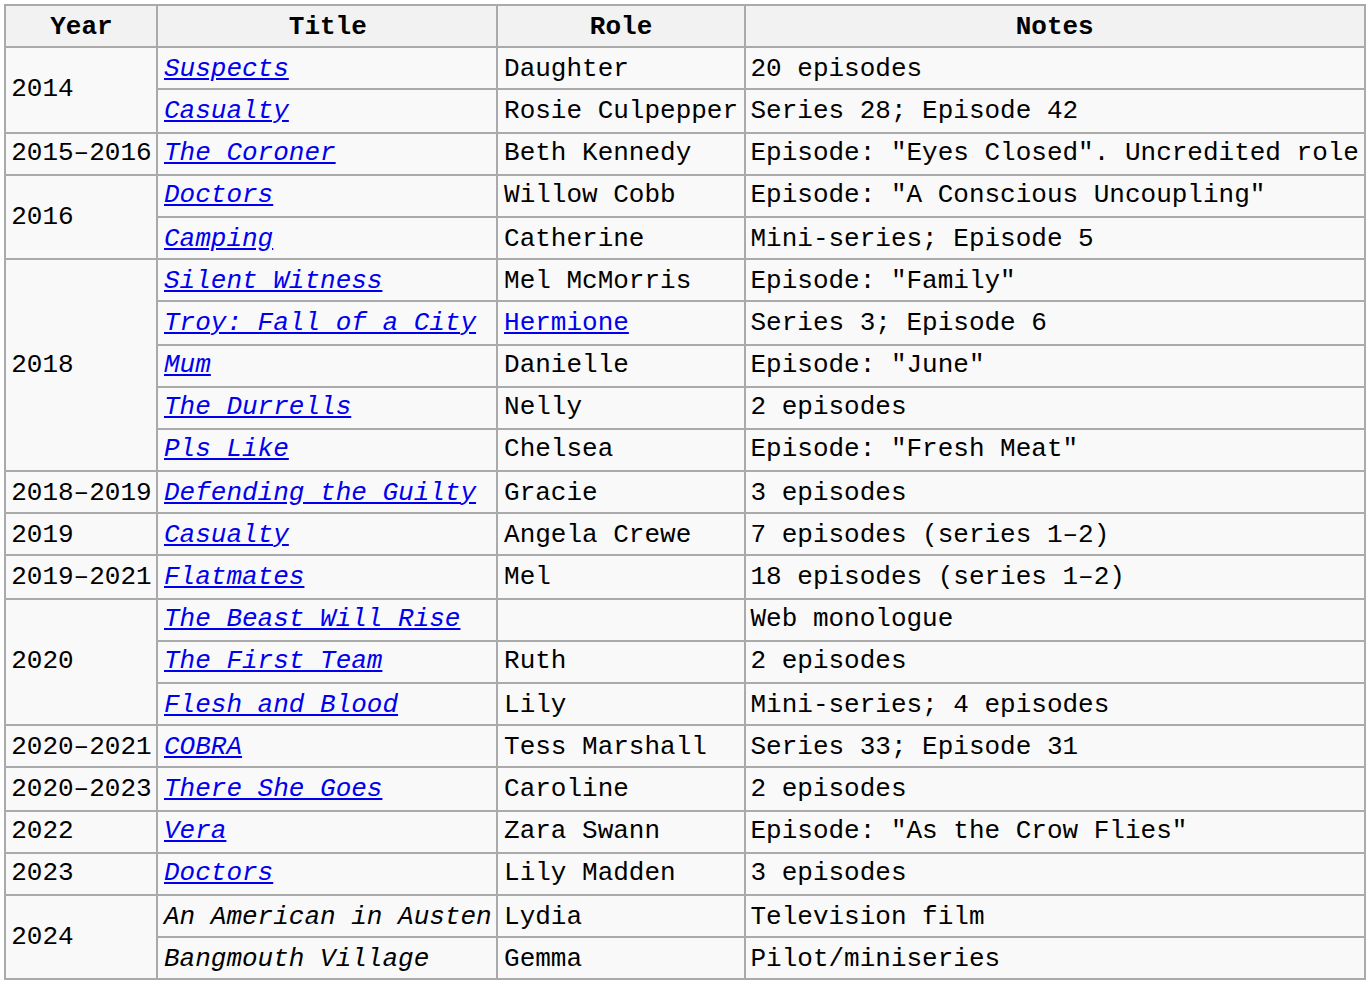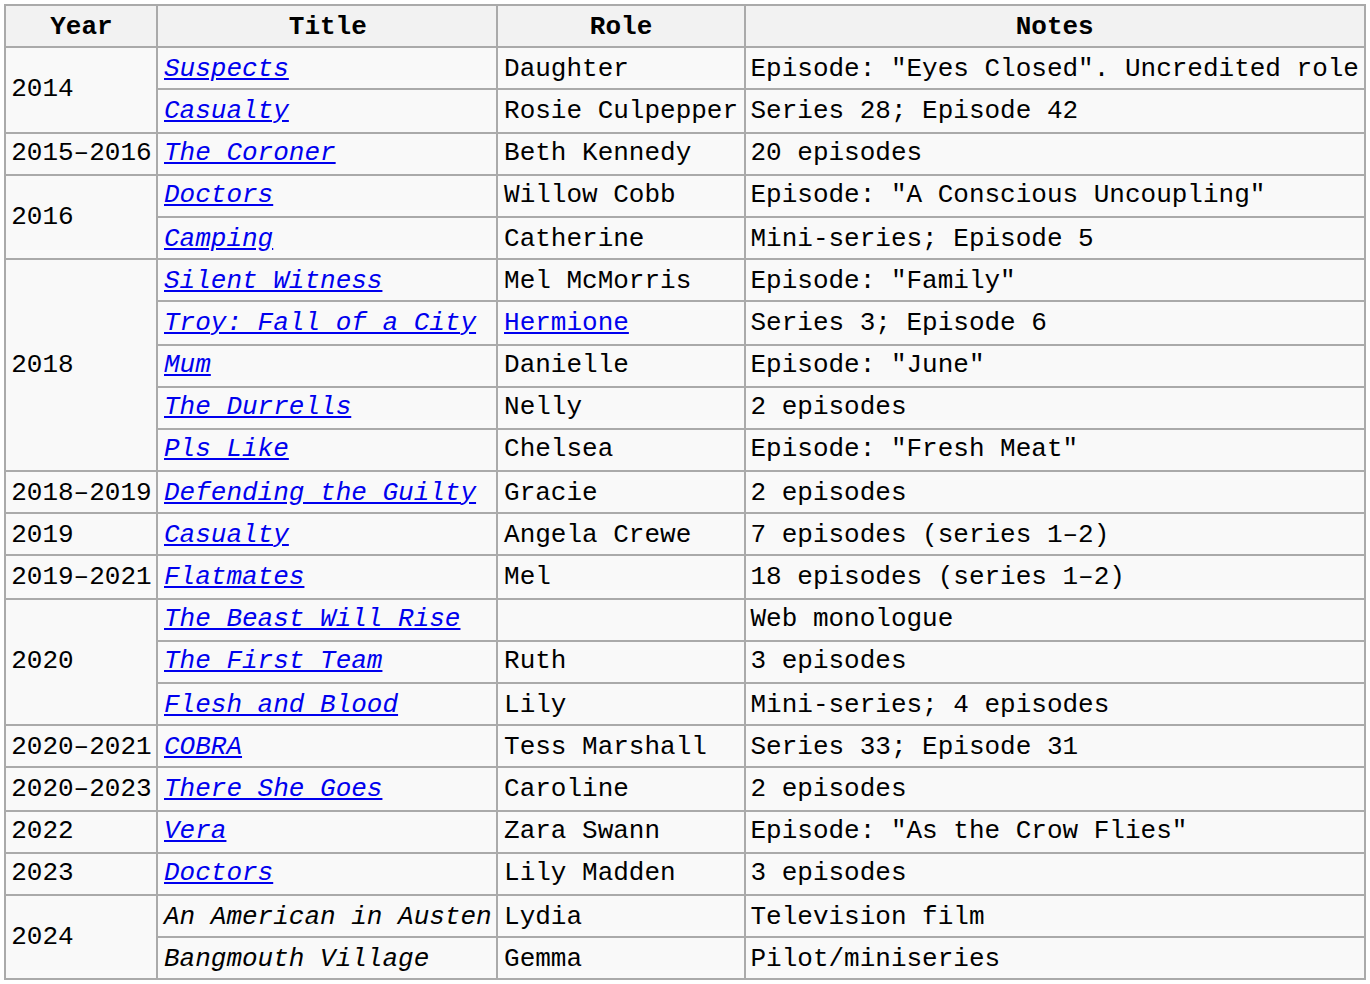(836, 69) 20 episodes -> (1055, 69) Episode: "Eyes Closed". Uncredited role
(1055, 153) Episode: "Eyes Closed". Uncredited role -> (836, 153) 20 episodes
(828, 492) 3 episodes -> (828, 492) 2 episodes
(828, 662) 2 episodes -> (828, 662) 3 episodes
